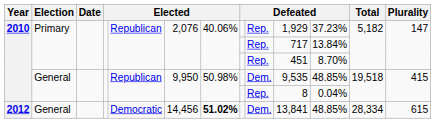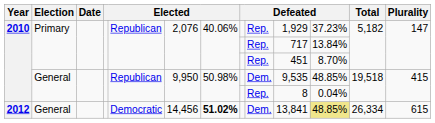(330, 110) no background -> (330, 110) khaki background
(367, 110) 28,334 -> (367, 110) 26,334
